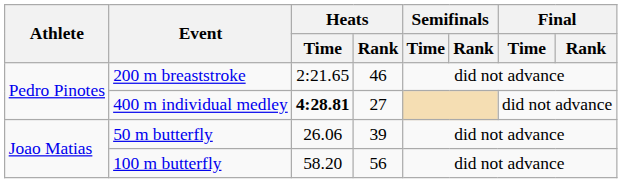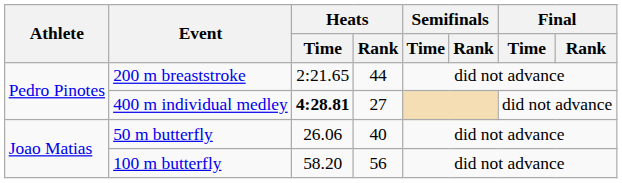(378, 76) 46 -> (378, 76) 44
(378, 134) 39 -> (378, 134) 40
